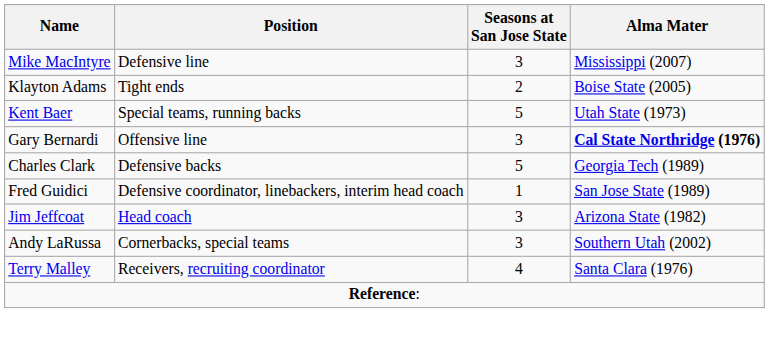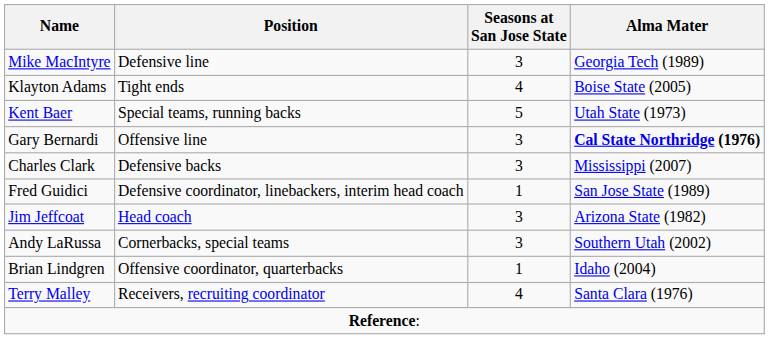(633, 62) Mississippi (2007) -> (639, 62) Georgia Tech (1989)
(519, 88) 2 -> (519, 88) 4
(519, 165) 5 -> (519, 165) 3
(639, 165) Georgia Tech (1989) -> (633, 165) Mississippi (2007)
+ row: (56, 269)
